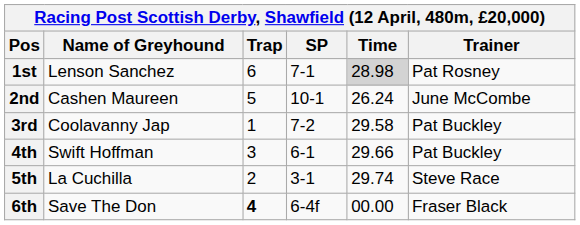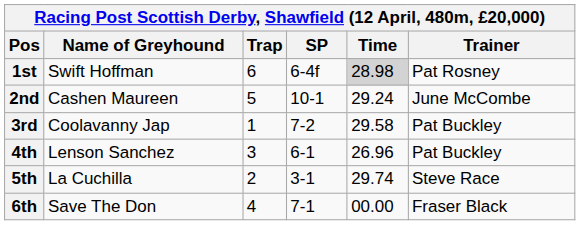(111, 71) Lenson Sanchez -> (101, 71) Swift Hoffman
(303, 71) 7-1 -> (305, 71) 6-4f
(372, 98) 26.24 -> (372, 98) 29.24
(101, 152) Swift Hoffman -> (111, 152) Lenson Sanchez
(372, 152) 29.66 -> (372, 152) 26.96
(251, 206) bold -> (251, 206) normal
(305, 206) 6-4f -> (303, 206) 7-1
